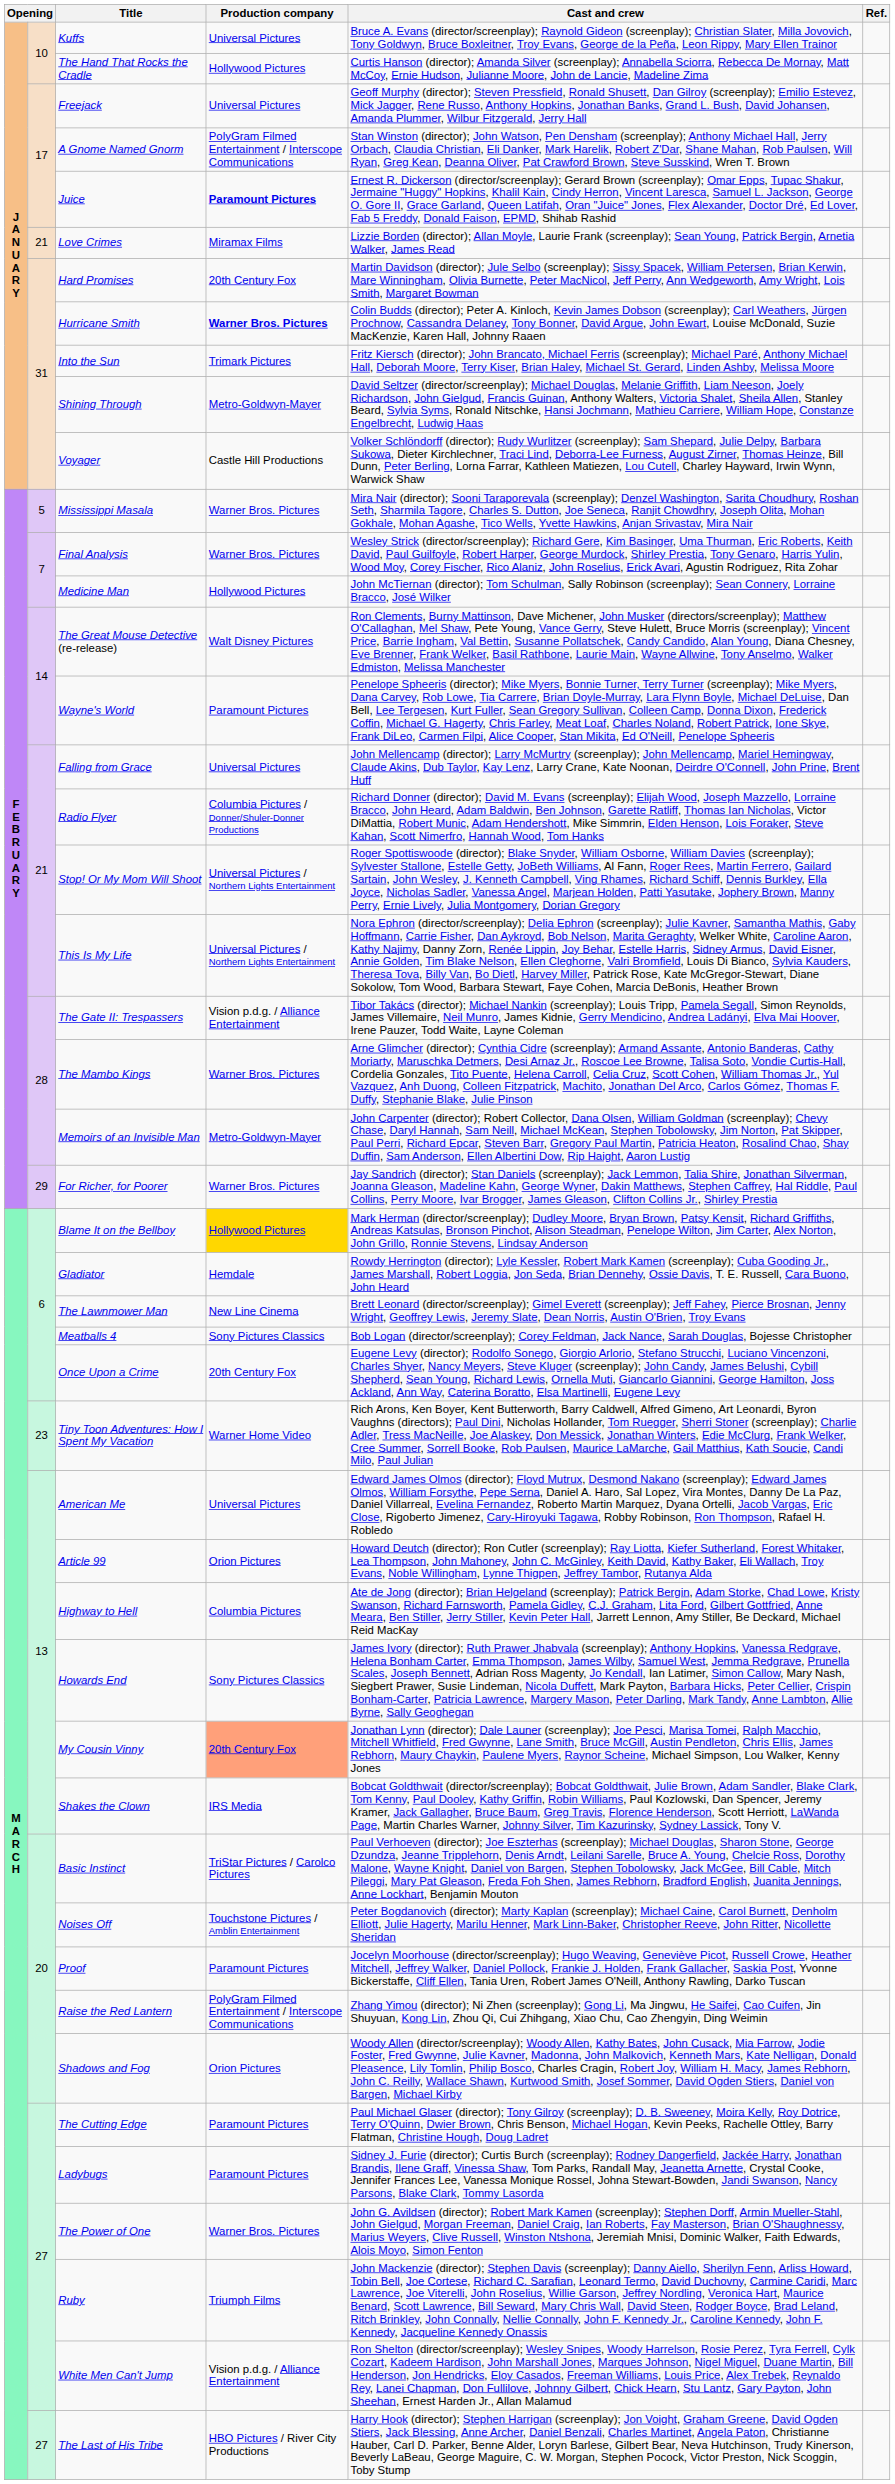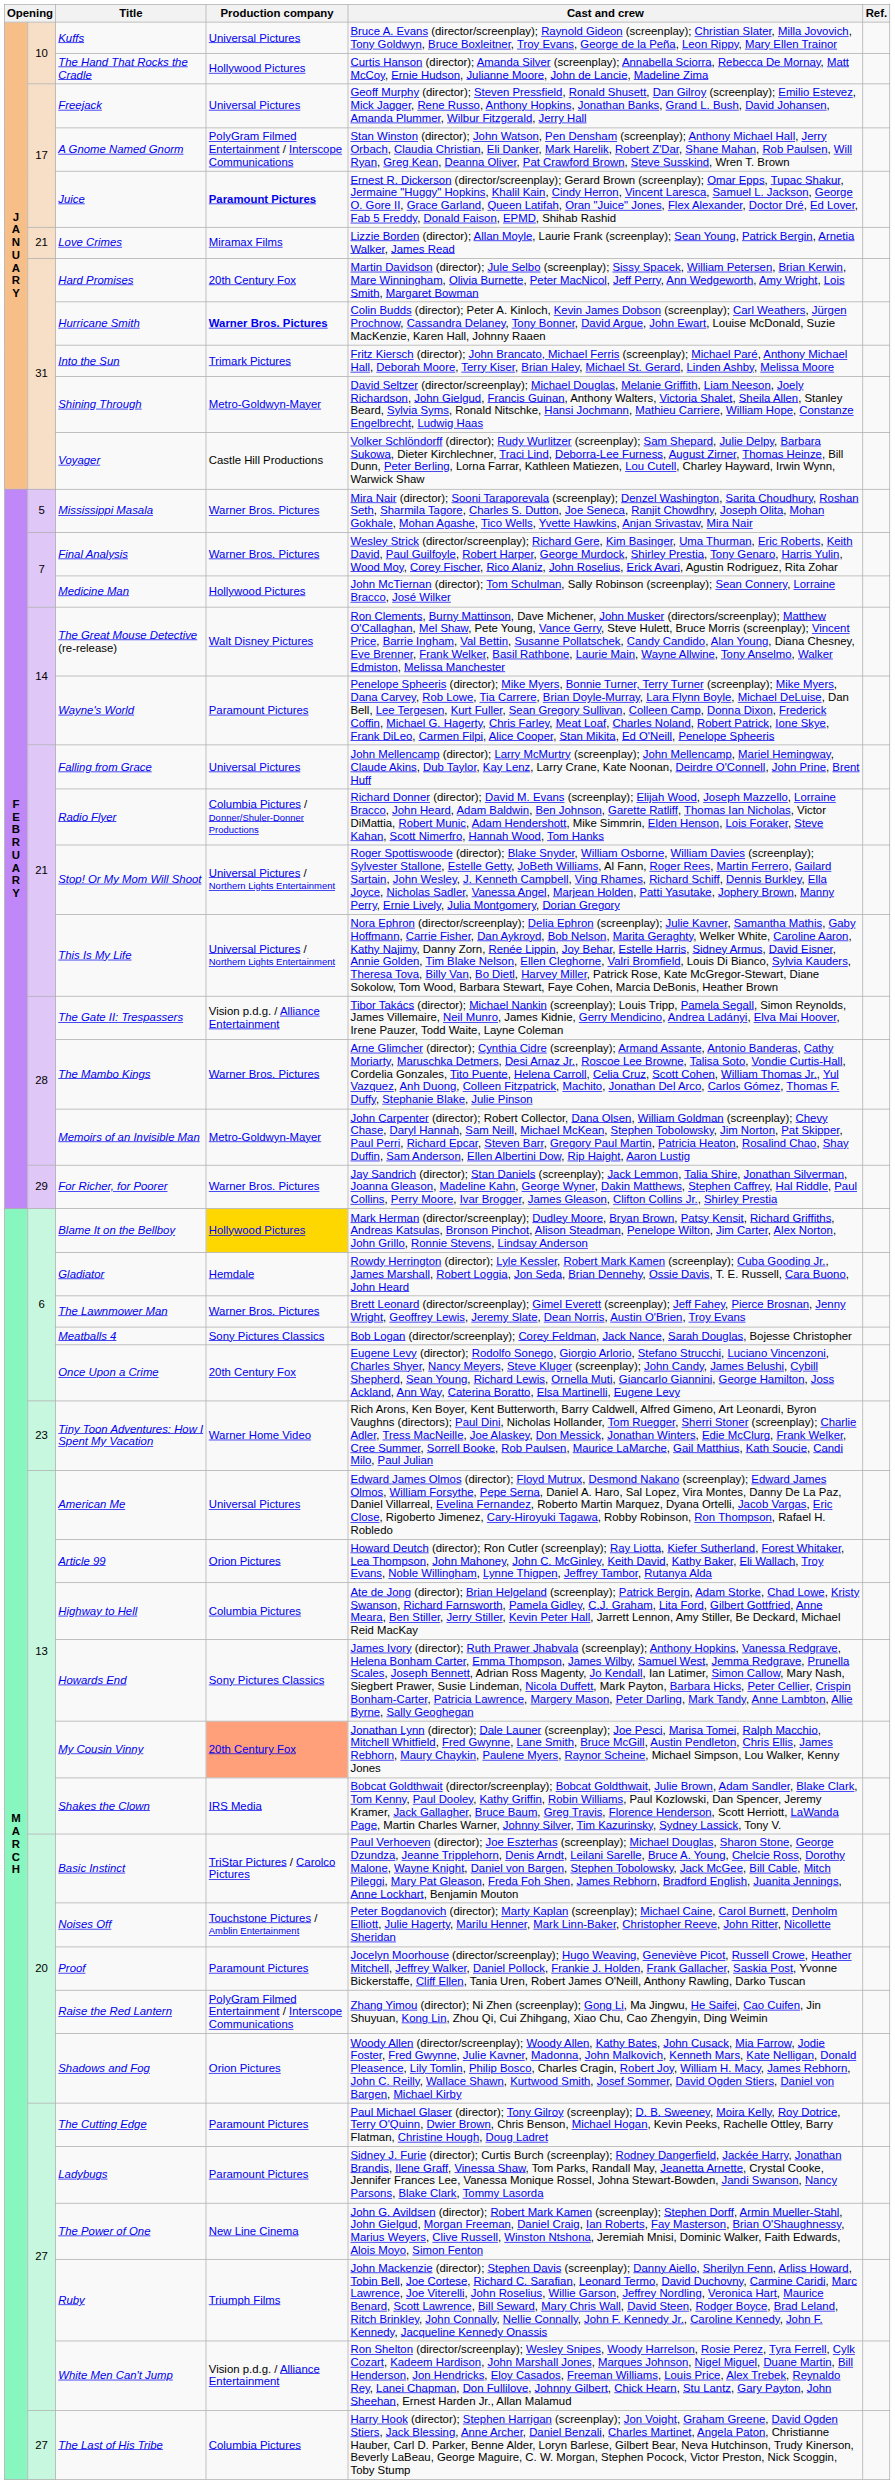(254, 1311) New Line Cinema -> (264, 1311) Warner Bros. Pictures
(264, 2231) Warner Bros. Pictures -> (254, 2231) New Line Cinema
(273, 2444) HBO Pictures / River City Productions -> (255, 2444) Columbia Pictures
